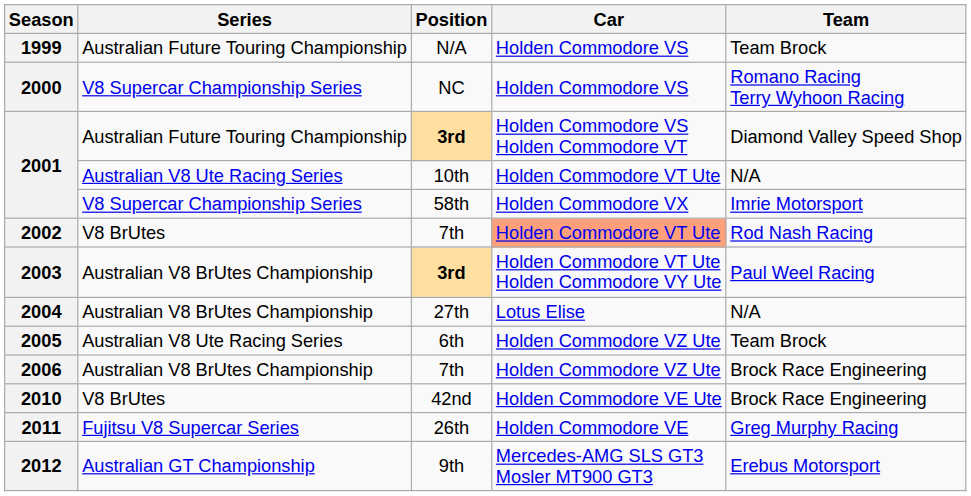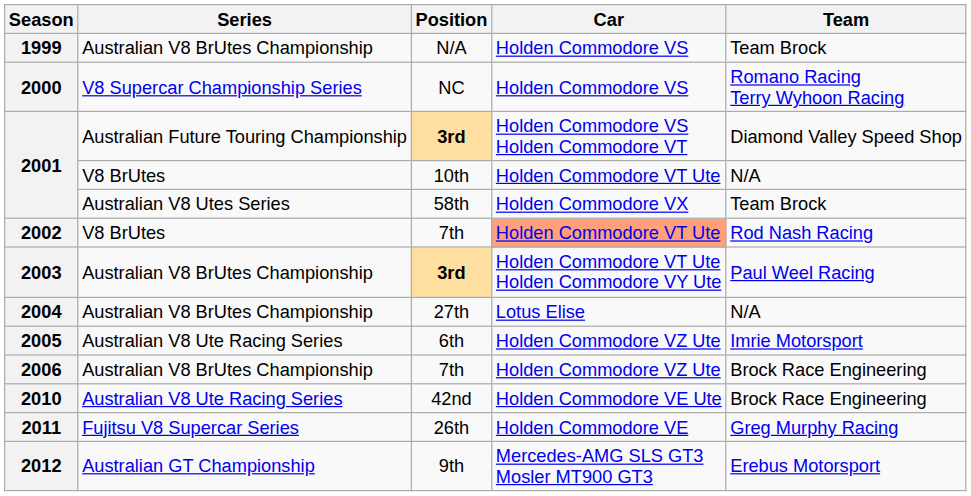(245, 48) Australian Future Touring Championship -> (228, 48) Australian V8 BrUtes Championship
(212, 176) Australian V8 Ute Racing Series -> (124, 176) V8 BrUtes
(222, 204) V8 Supercar Championship Series -> (186, 204) Australian V8 Utes Series
(797, 204) Imrie Motorsport -> (778, 204) Team Brock
(778, 340) Team Brock -> (797, 340) Imrie Motorsport
(124, 398) V8 BrUtes -> (212, 398) Australian V8 Ute Racing Series
